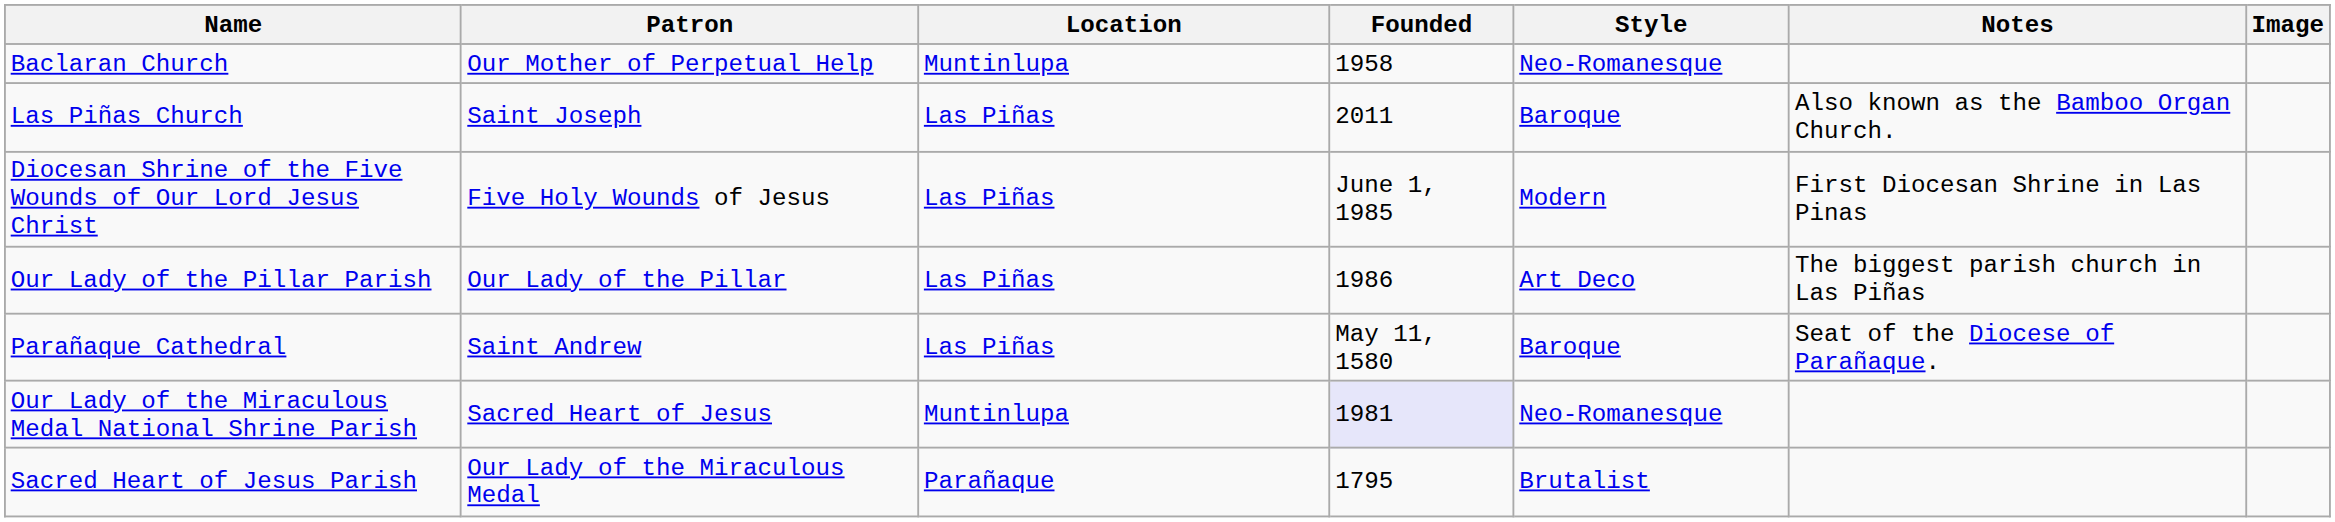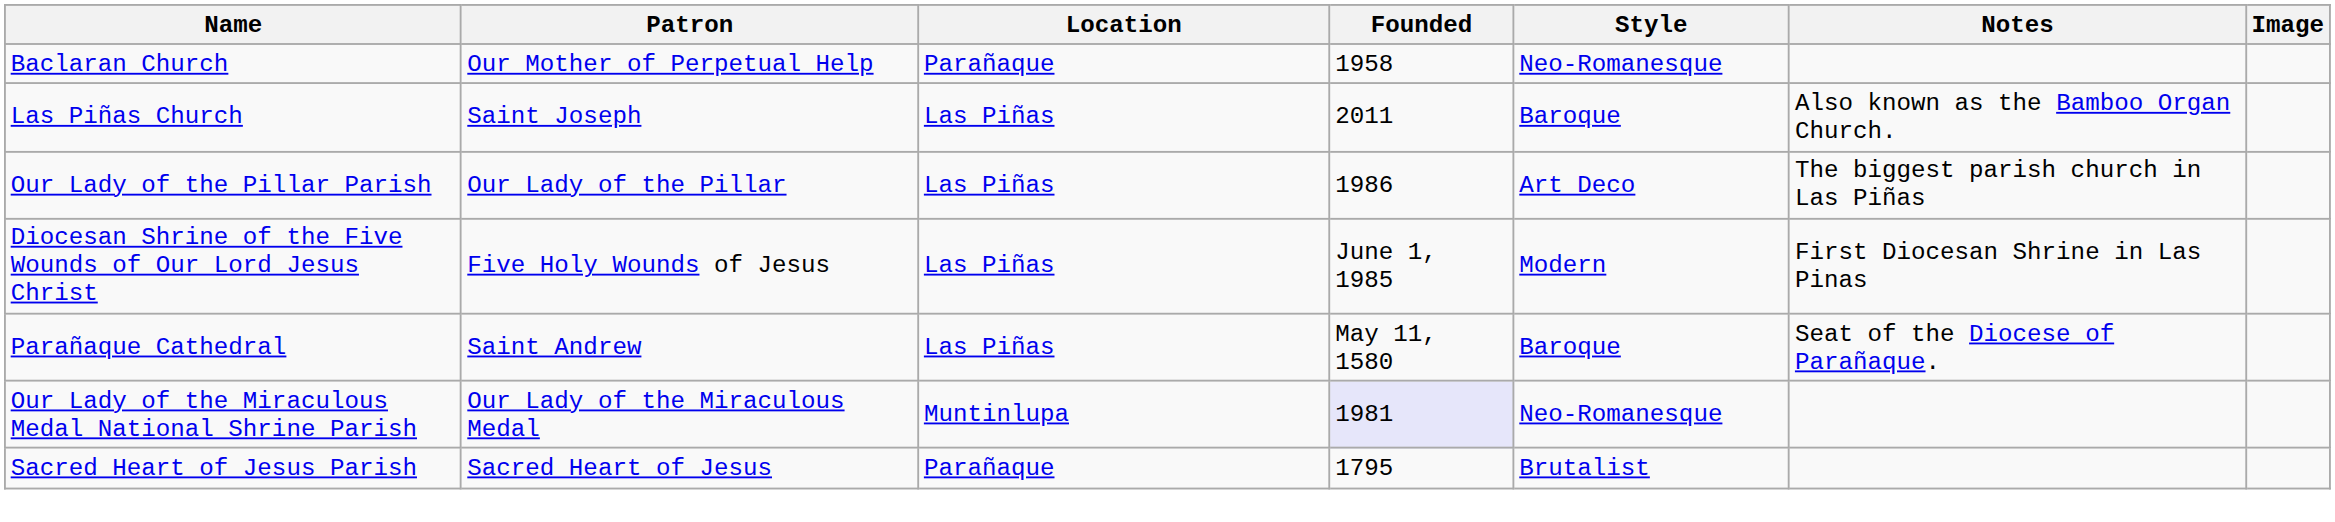(996, 64) Muntinlupa -> (989, 64) Parañaque
rows swapped: (207, 199) <-> (221, 280)
(620, 415) Sacred Heart of Jesus -> (656, 415) Our Lady of the Miraculous Medal
(656, 482) Our Lady of the Miraculous Medal -> (620, 468) Sacred Heart of Jesus
